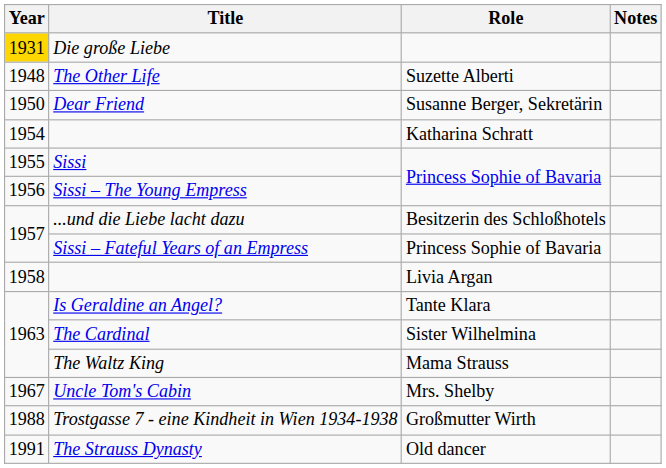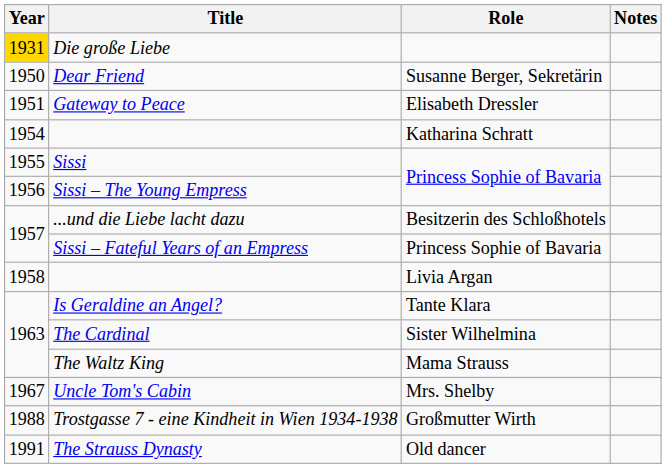- row: (106, 76)
+ row: (119, 104)
